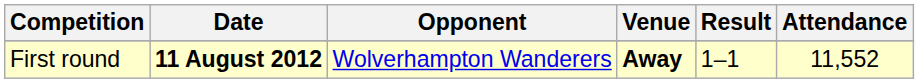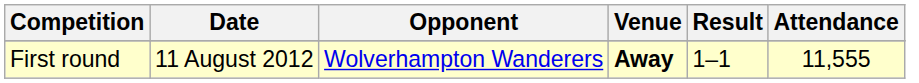(238, 59) bold -> (234, 59) normal
(845, 59) 11,552 -> (836, 59) 11,555
